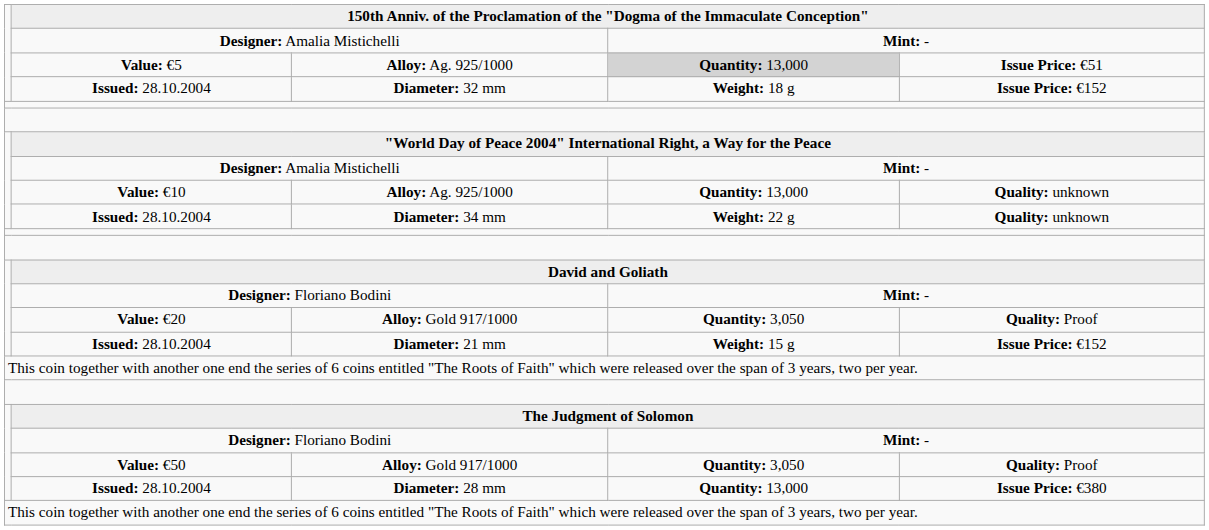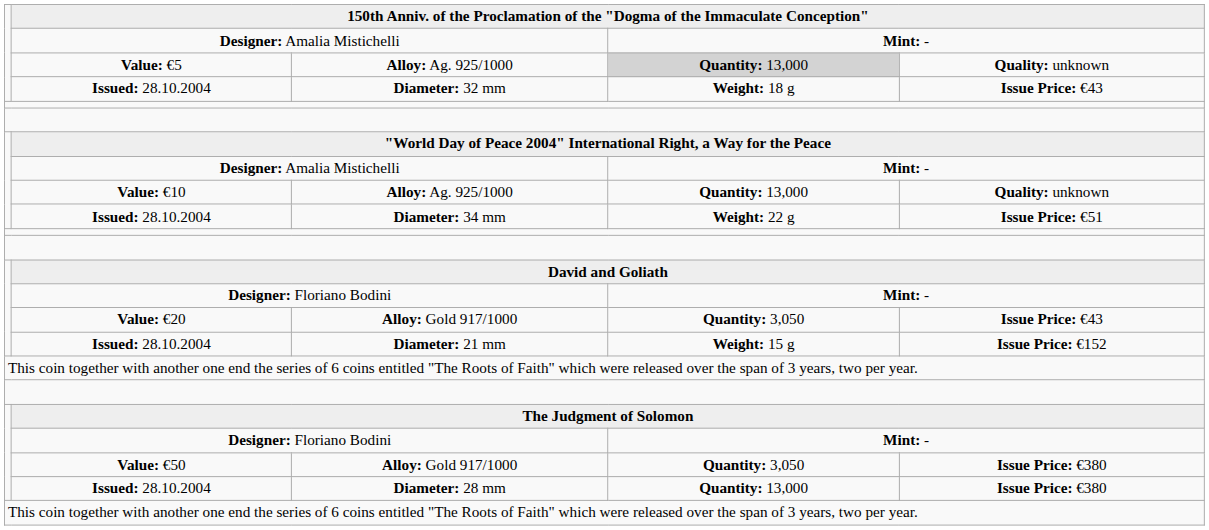(1052, 64) Issue Price: €51 -> (1052, 64) Quality: unknown
(1052, 88) Issue Price: €152 -> (1052, 88) Issue Price: €43
(1052, 216) Quality: unknown -> (1052, 216) Issue Price: €51
(1052, 319) Quality: Proof -> (1052, 319) Issue Price: €43
(1052, 464) Quality: Proof -> (1052, 464) Issue Price: €380
